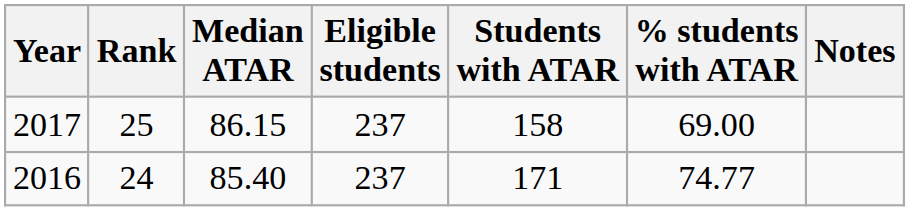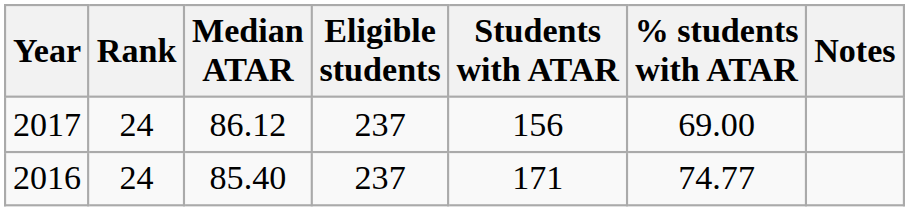(137, 123) 25 -> (137, 123) 24
(248, 123) 86.15 -> (248, 123) 86.12
(538, 123) 158 -> (538, 123) 156
